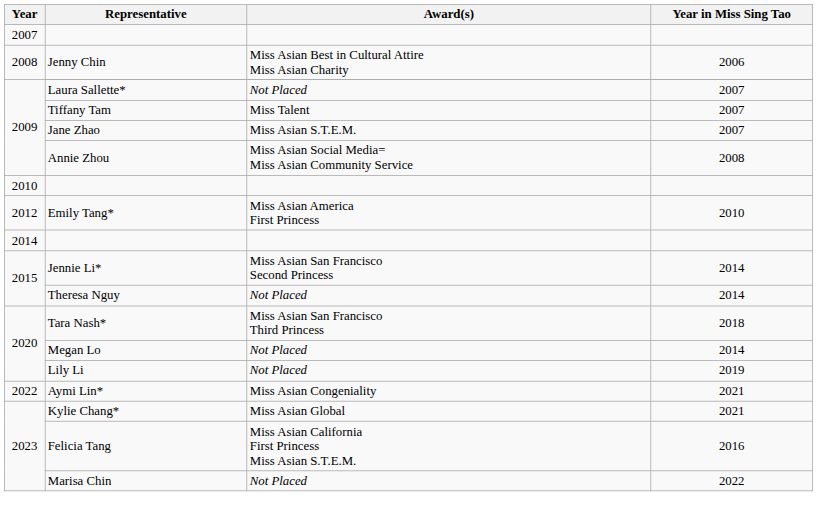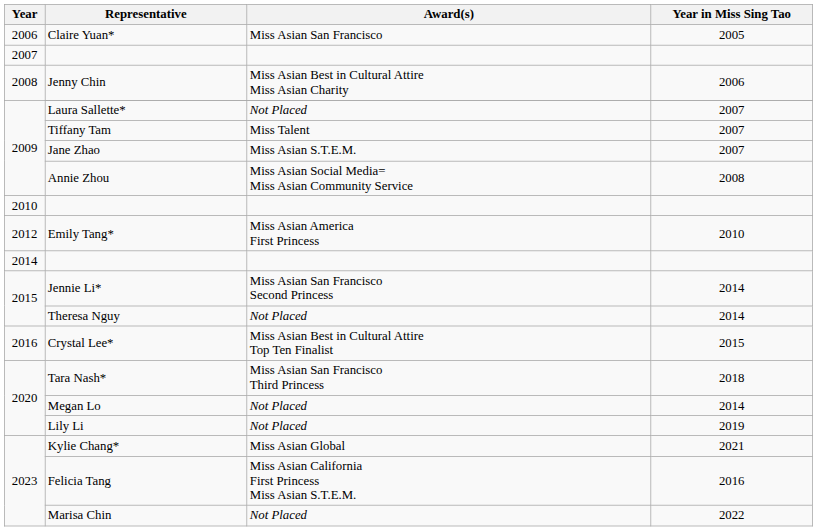+ row: (25, 34)
+ row: (25, 343)
- row: (25, 391)
